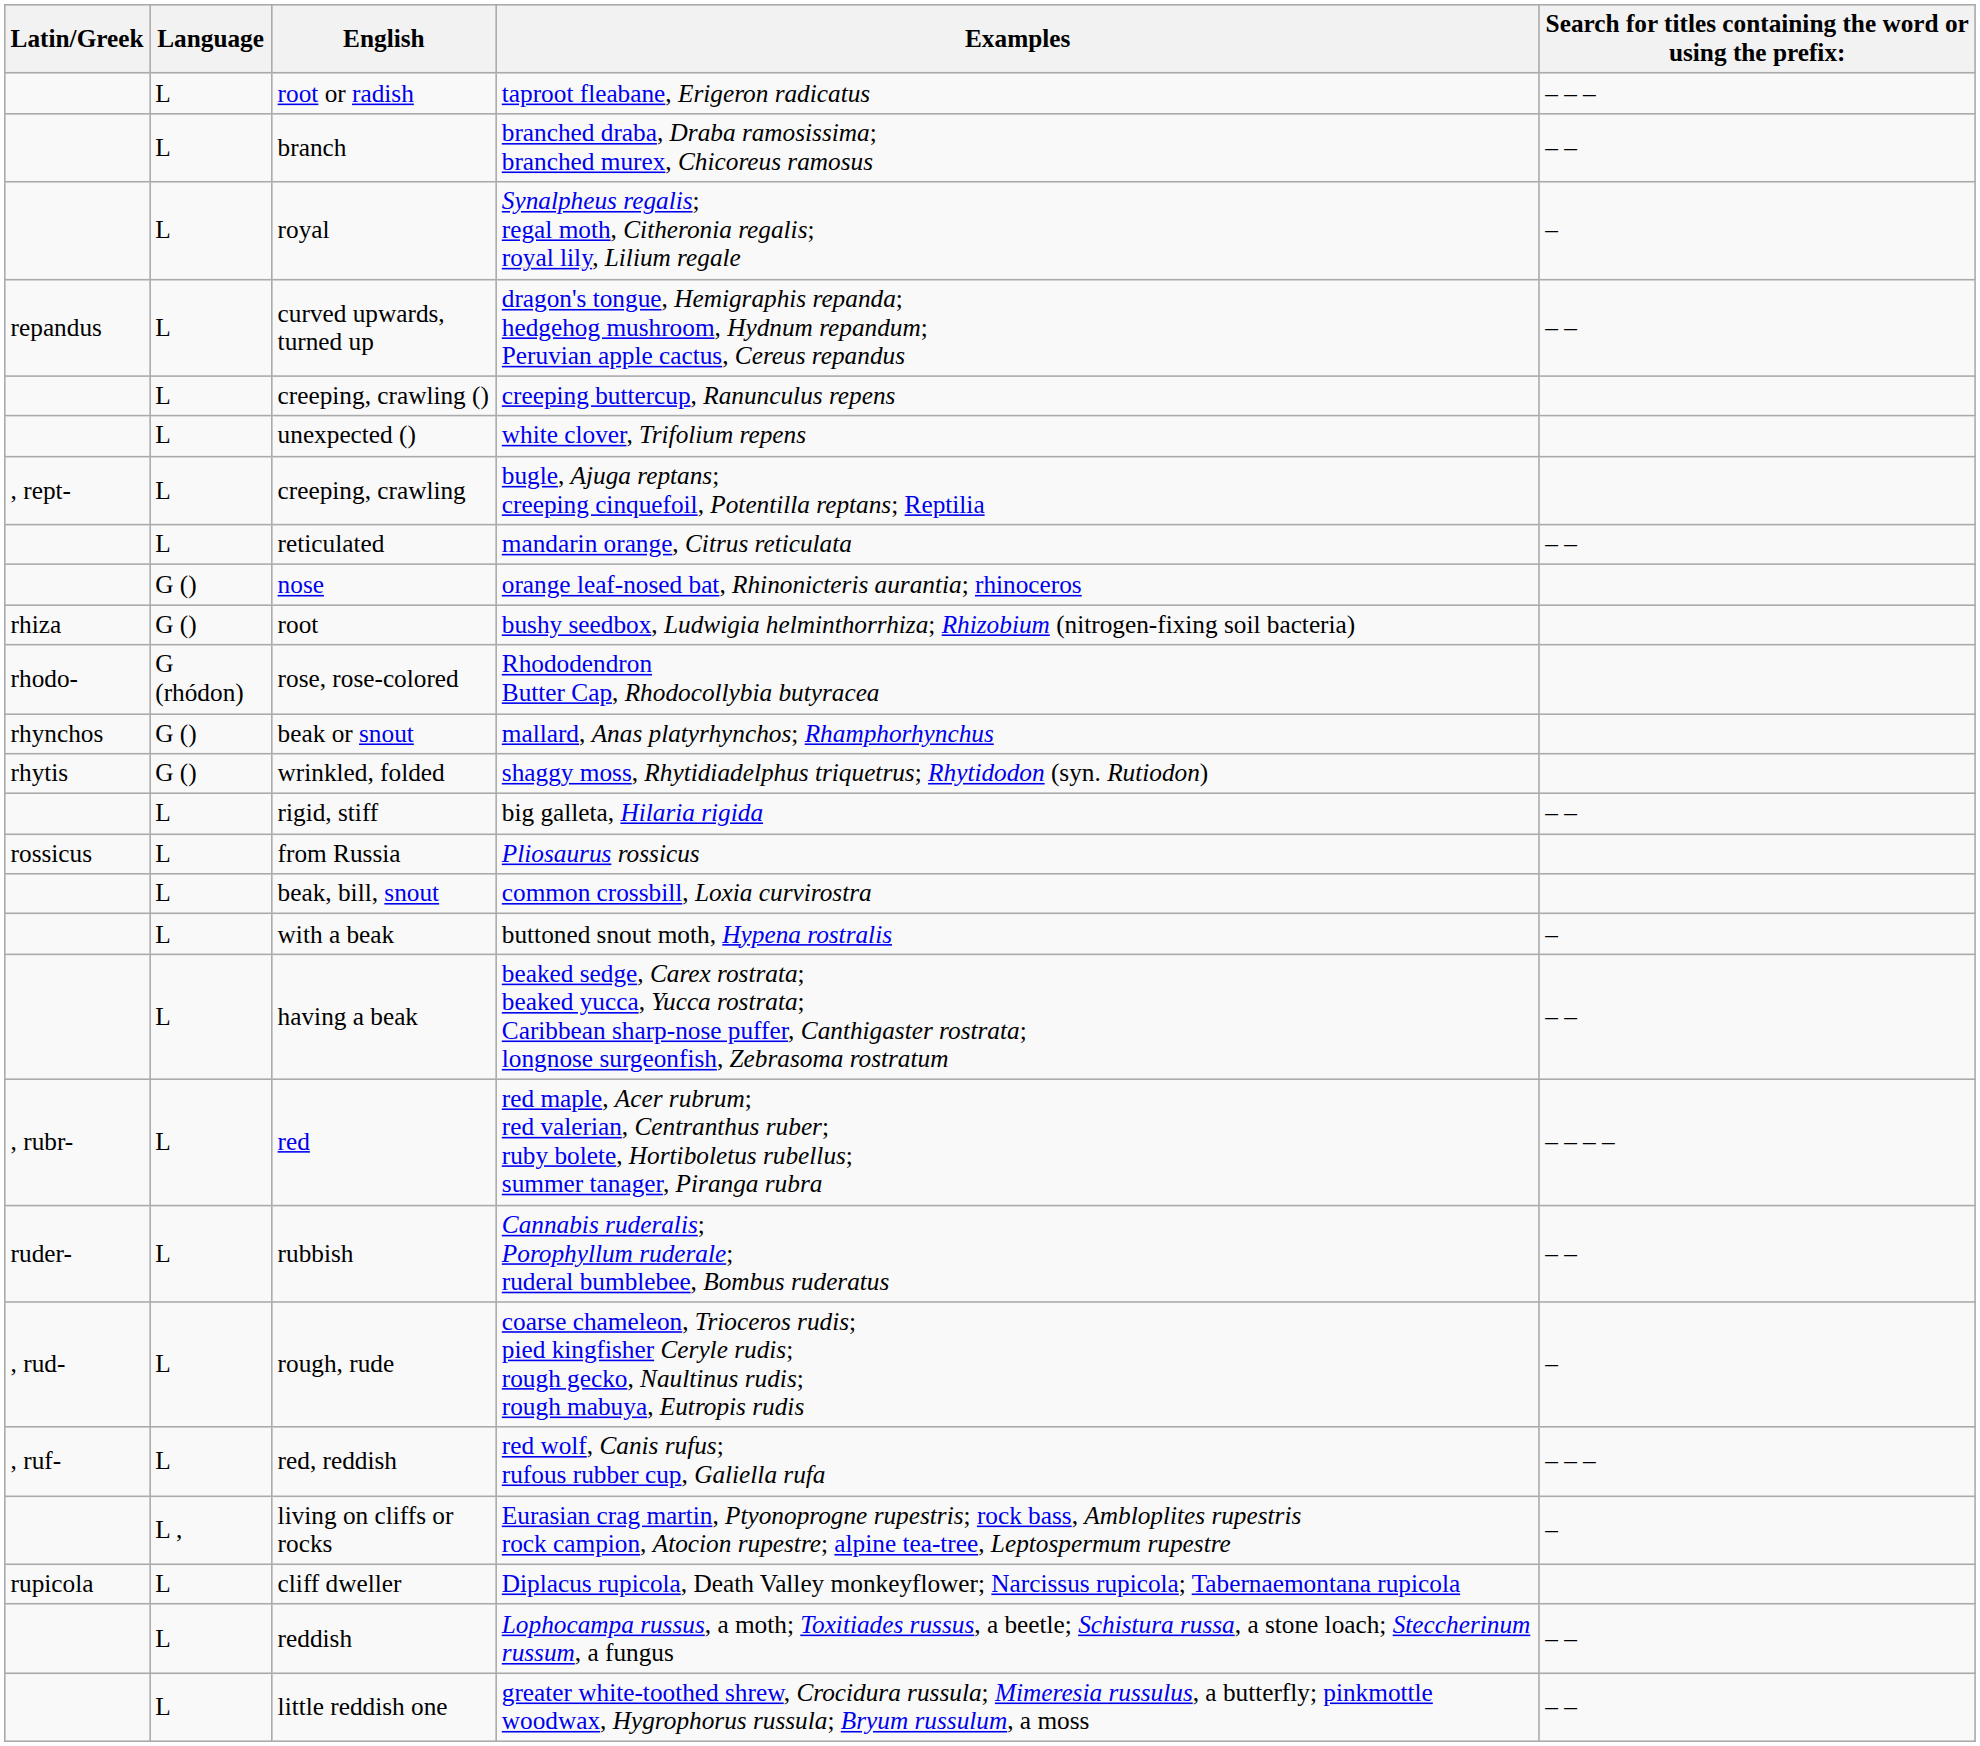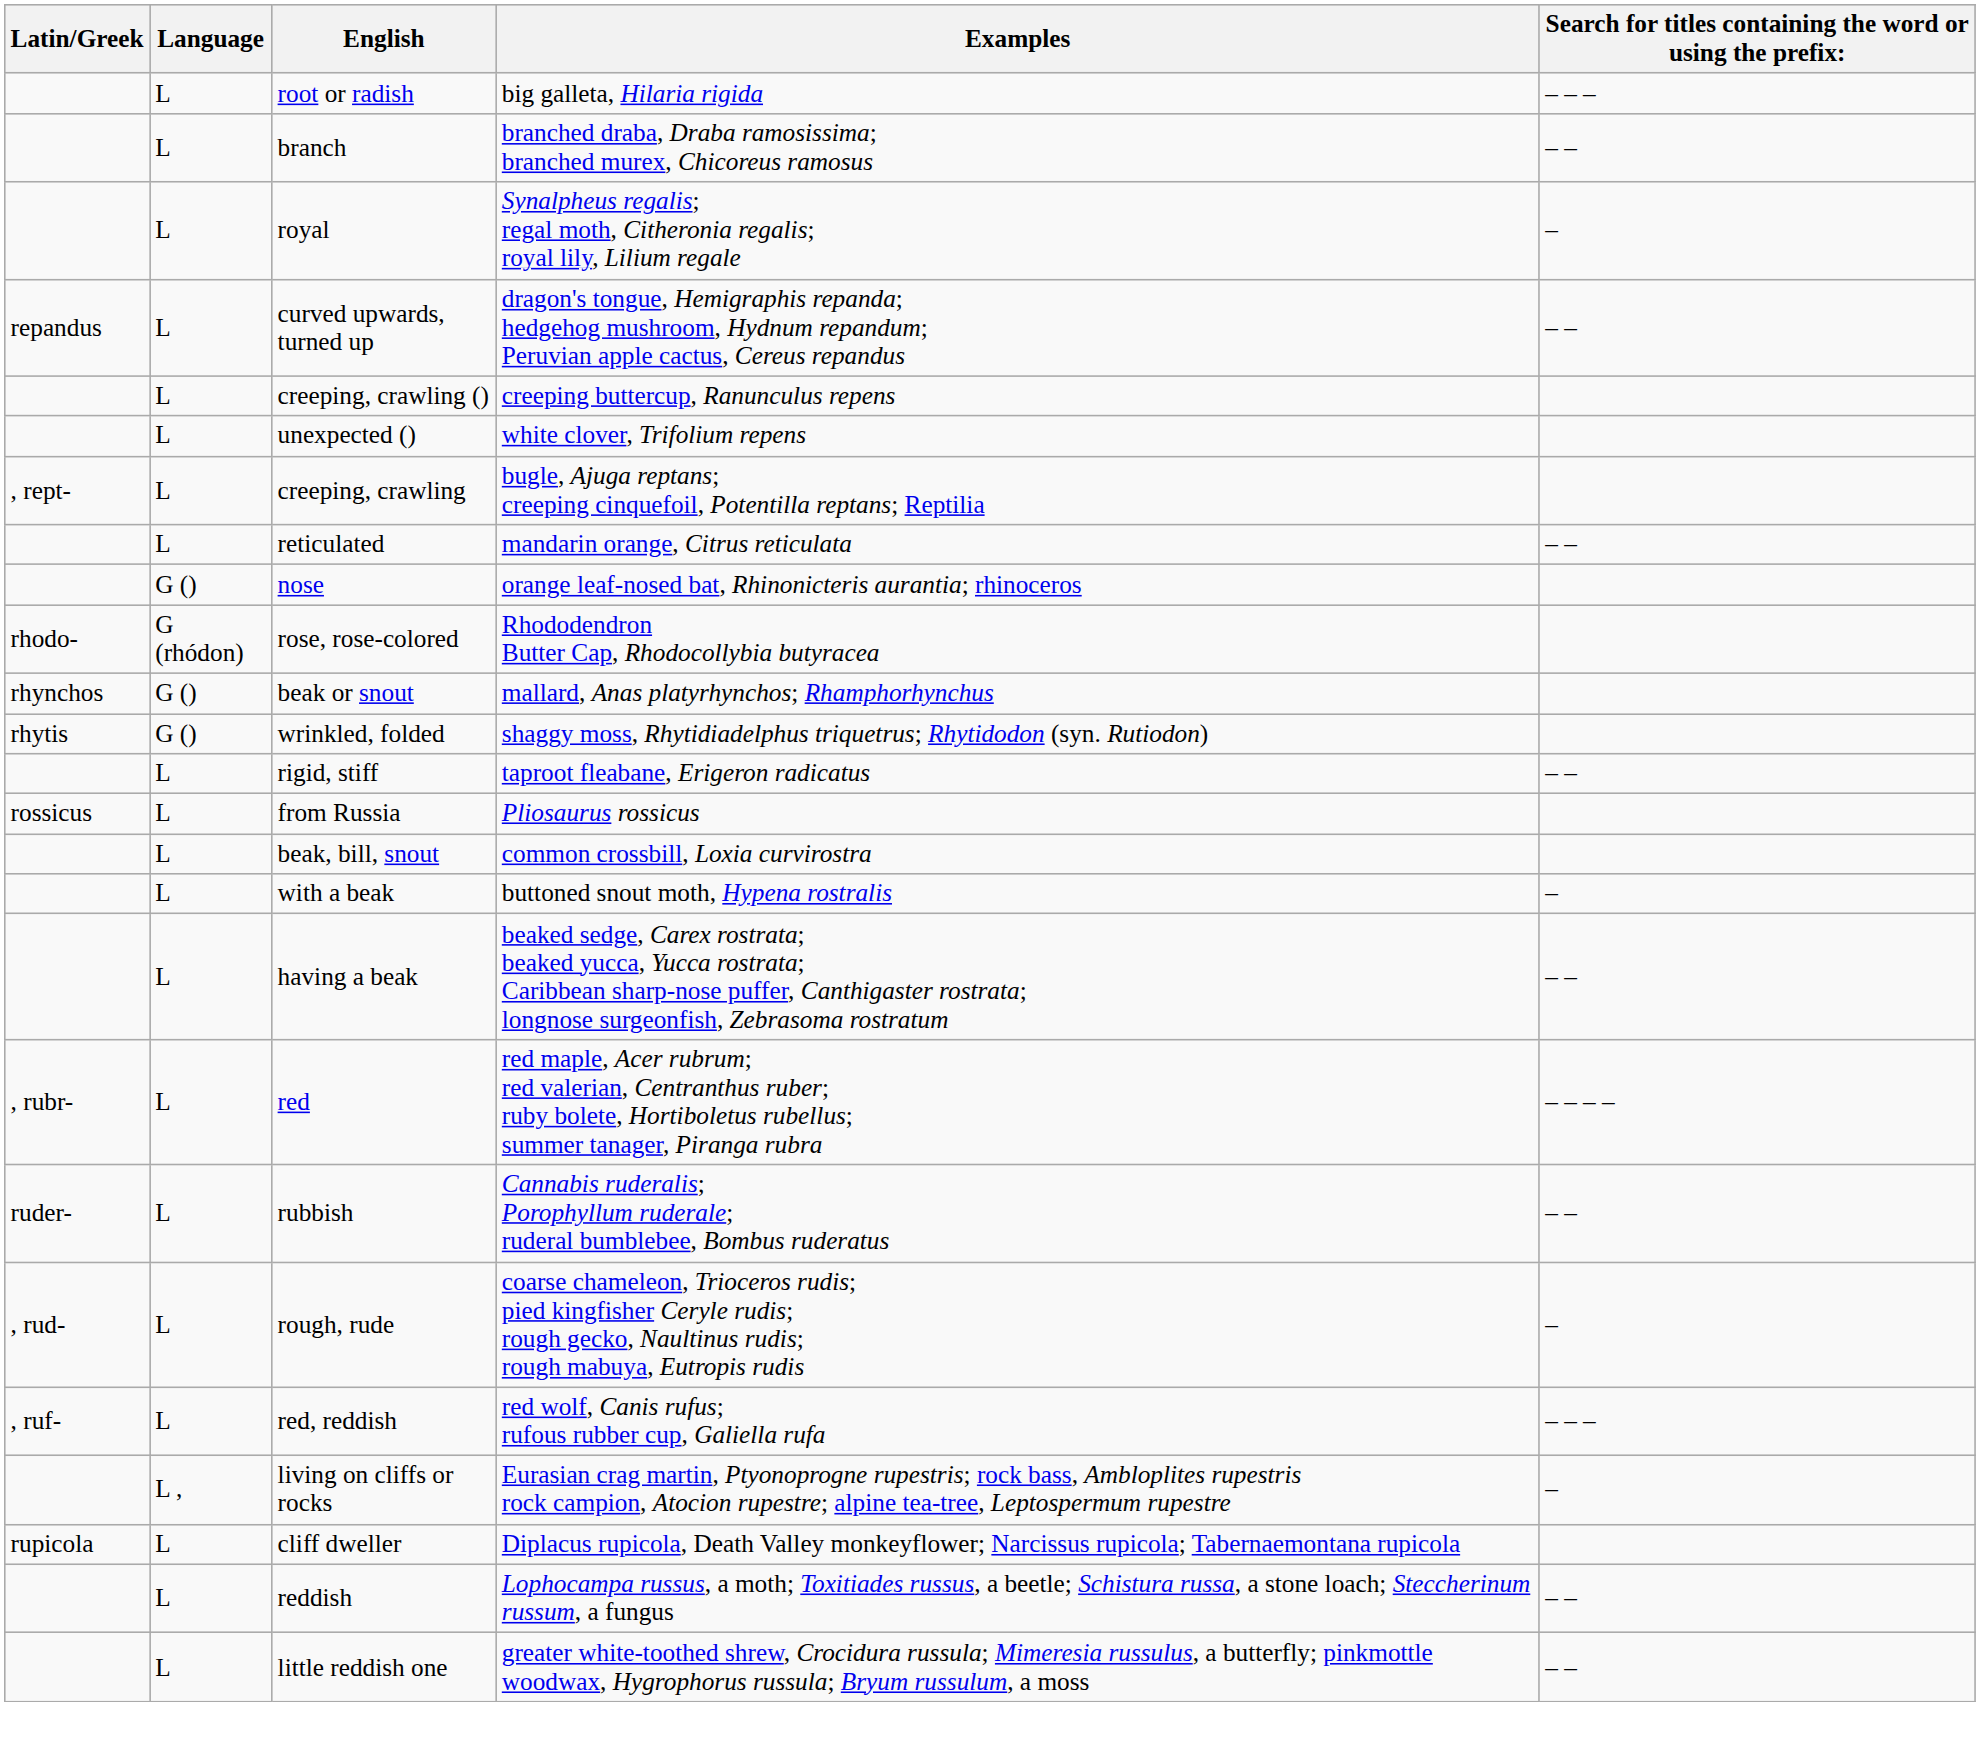(686, 93) taproot fleabane, Erigeron radicatus -> (632, 93) big galleta, Hilaria rigida
- row: (298, 624)
(632, 813) big galleta, Hilaria rigida -> (686, 773) taproot fleabane, Erigeron radicatus
